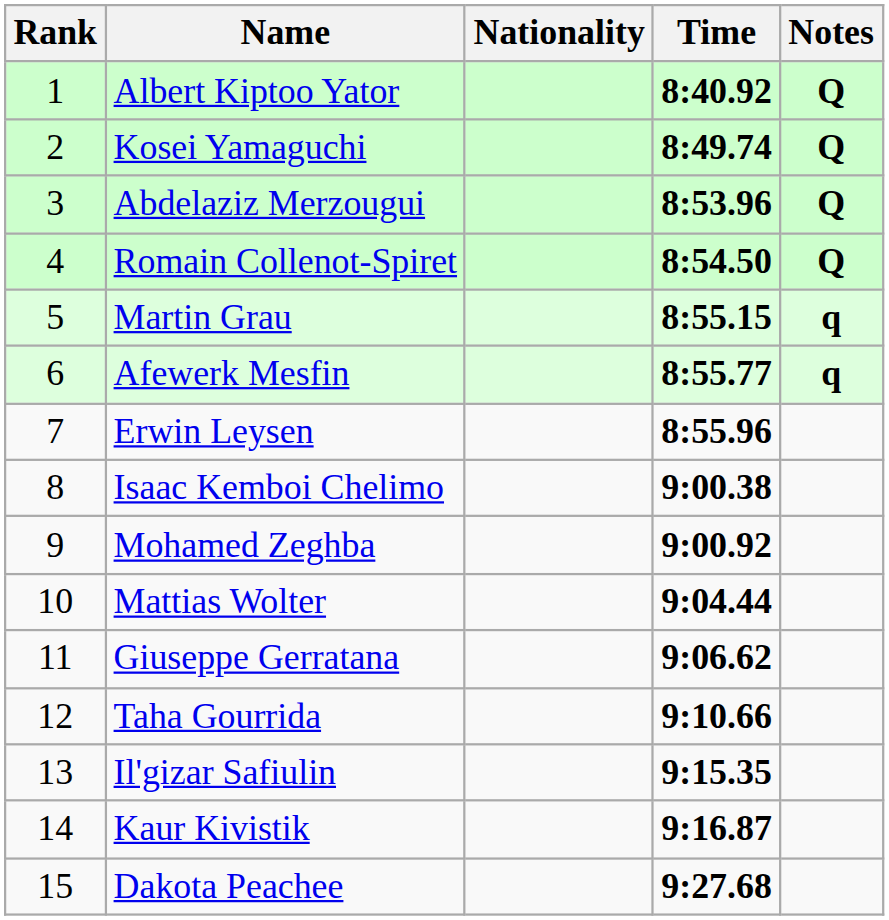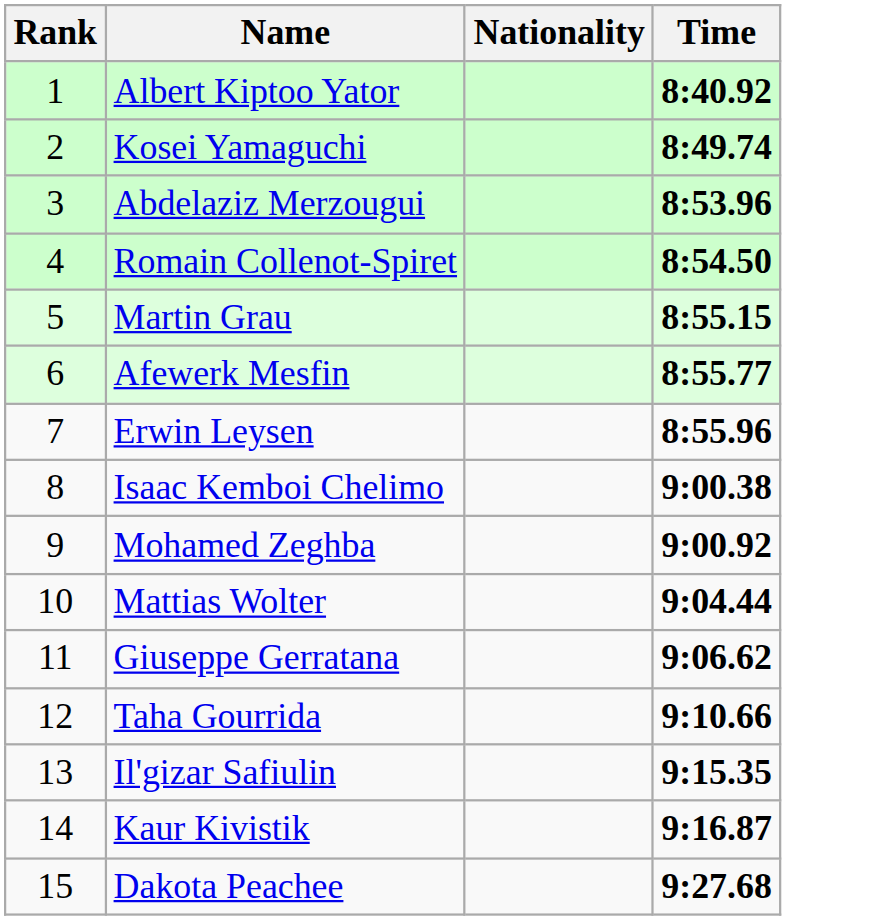- column: (831, 32)
